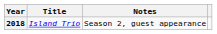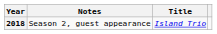columns swapped: (54, 11) <-> (145, 11)
